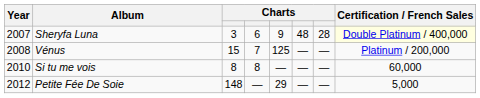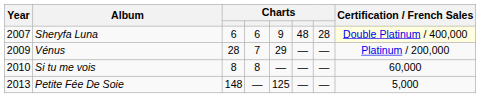(234, 34) 3 -> (234, 34) 6
(19, 51) 2008 -> (19, 51) 2009
(234, 51) 15 -> (234, 51) 28
(281, 51) 125 -> (281, 51) 29
(19, 84) 2012 -> (19, 84) 2013
(281, 84) 29 -> (281, 84) 125
